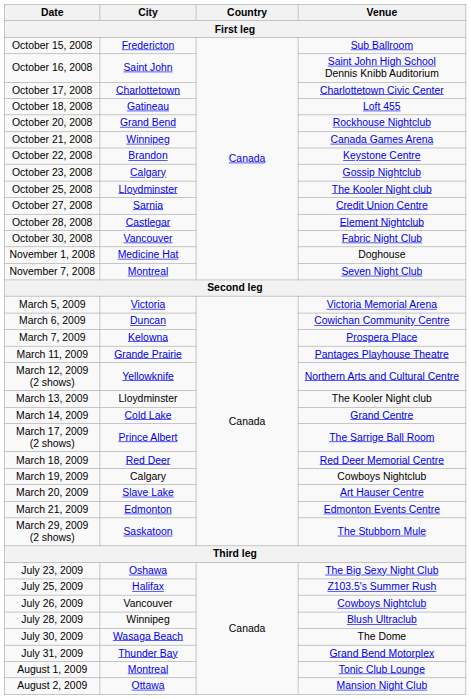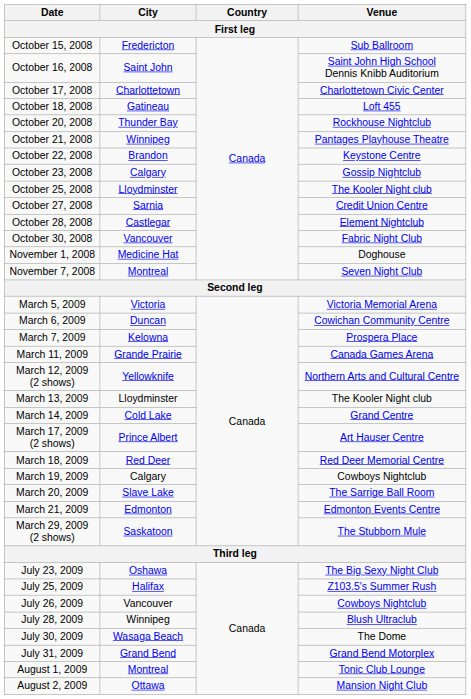(148, 123) Grand Bend -> (148, 123) Thunder Bay
(382, 139) Canada Games Arena -> (382, 139) Pantages Playhouse Theatre
(382, 354) Pantages Playhouse Theatre -> (382, 354) Canada Games Arena
(382, 437) The Sarrige Ball Room -> (382, 437) Art Hauser Centre
(382, 493) Art Hauser Centre -> (382, 493) The Sarrige Ball Room
(148, 653) Thunder Bay -> (148, 653) Grand Bend
